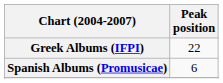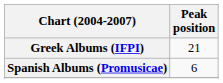(194, 48) 22 -> (194, 48) 21
